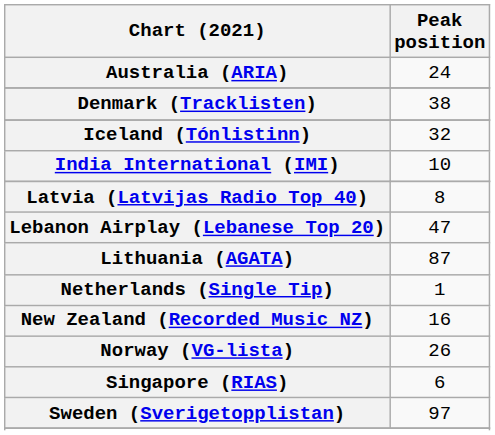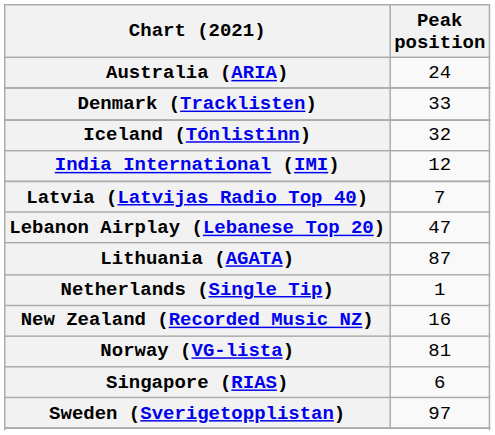(440, 104) 38 -> (440, 104) 33
(440, 166) 10 -> (440, 166) 12
(440, 197) 8 -> (440, 197) 7
(440, 351) 26 -> (440, 351) 81
